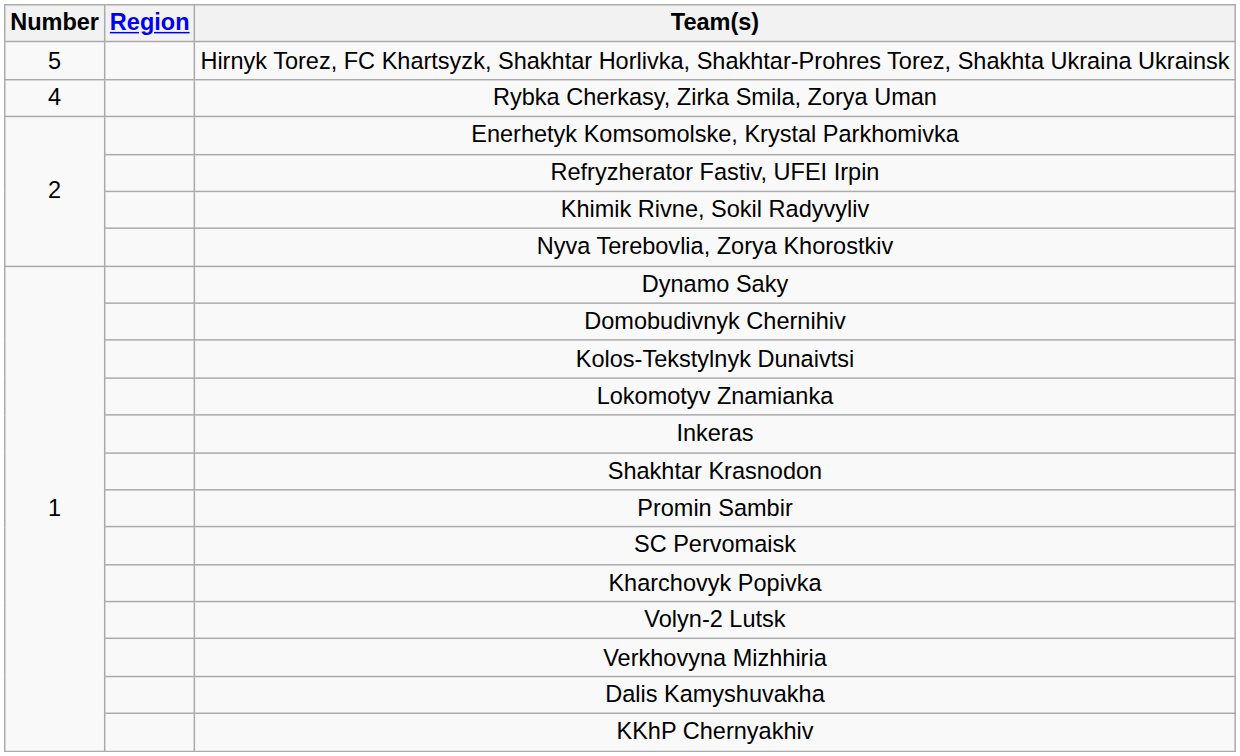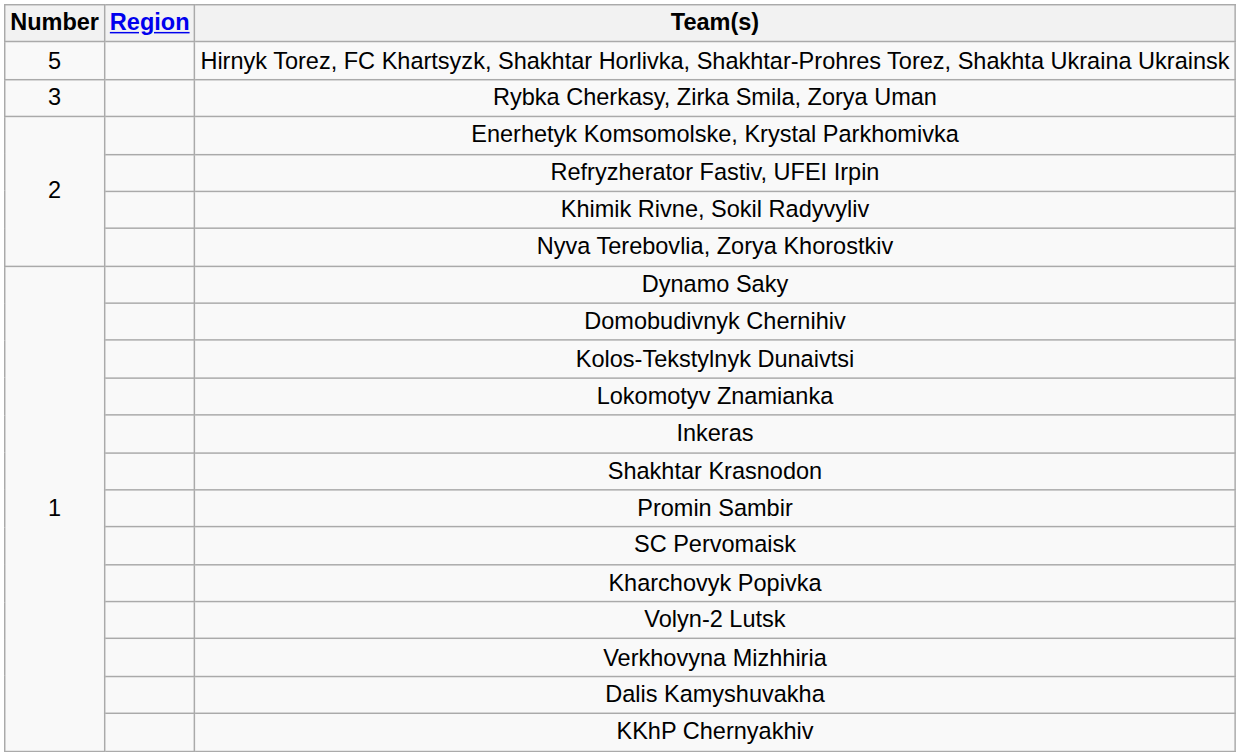(55, 97) 4 -> (55, 97) 3
